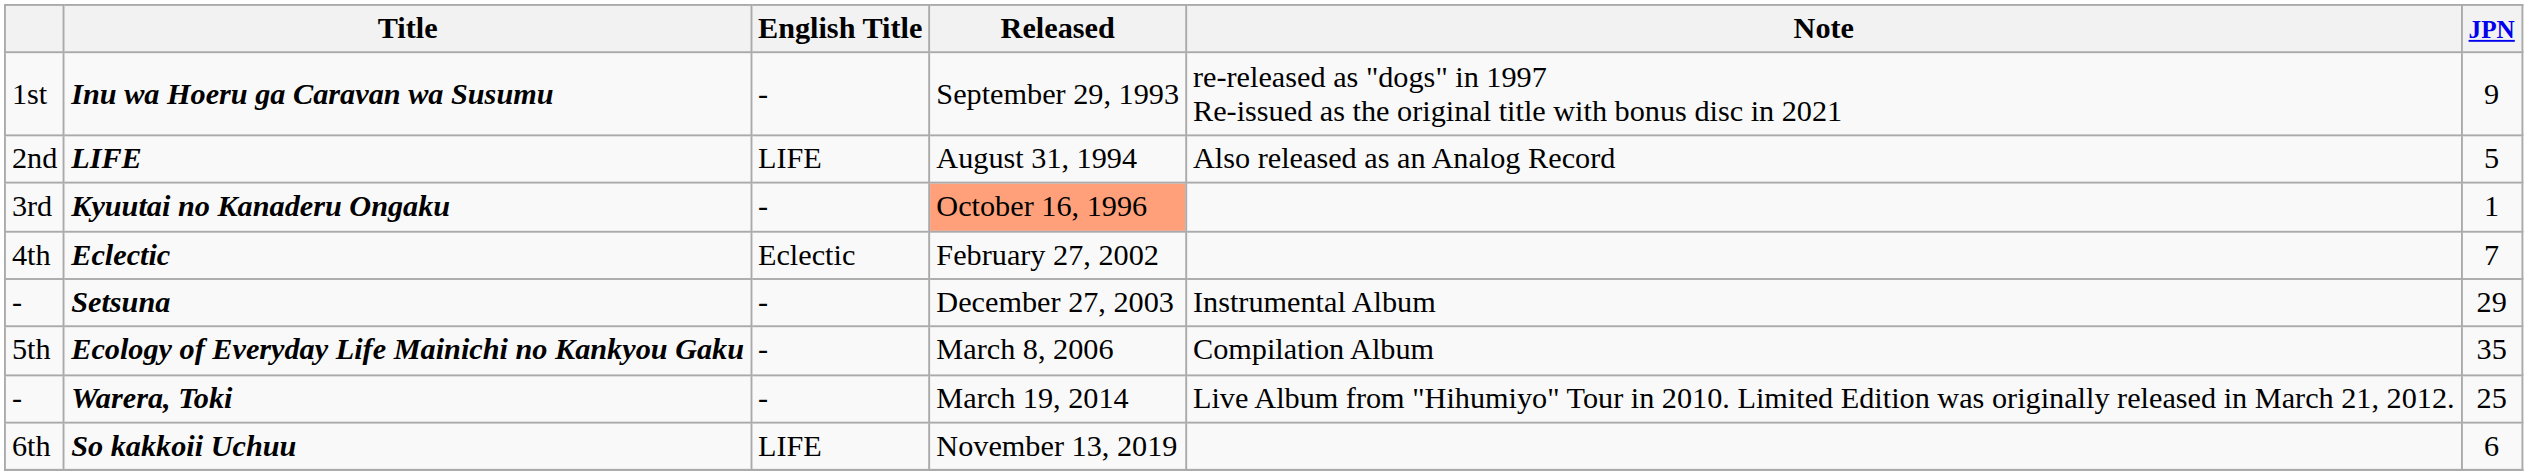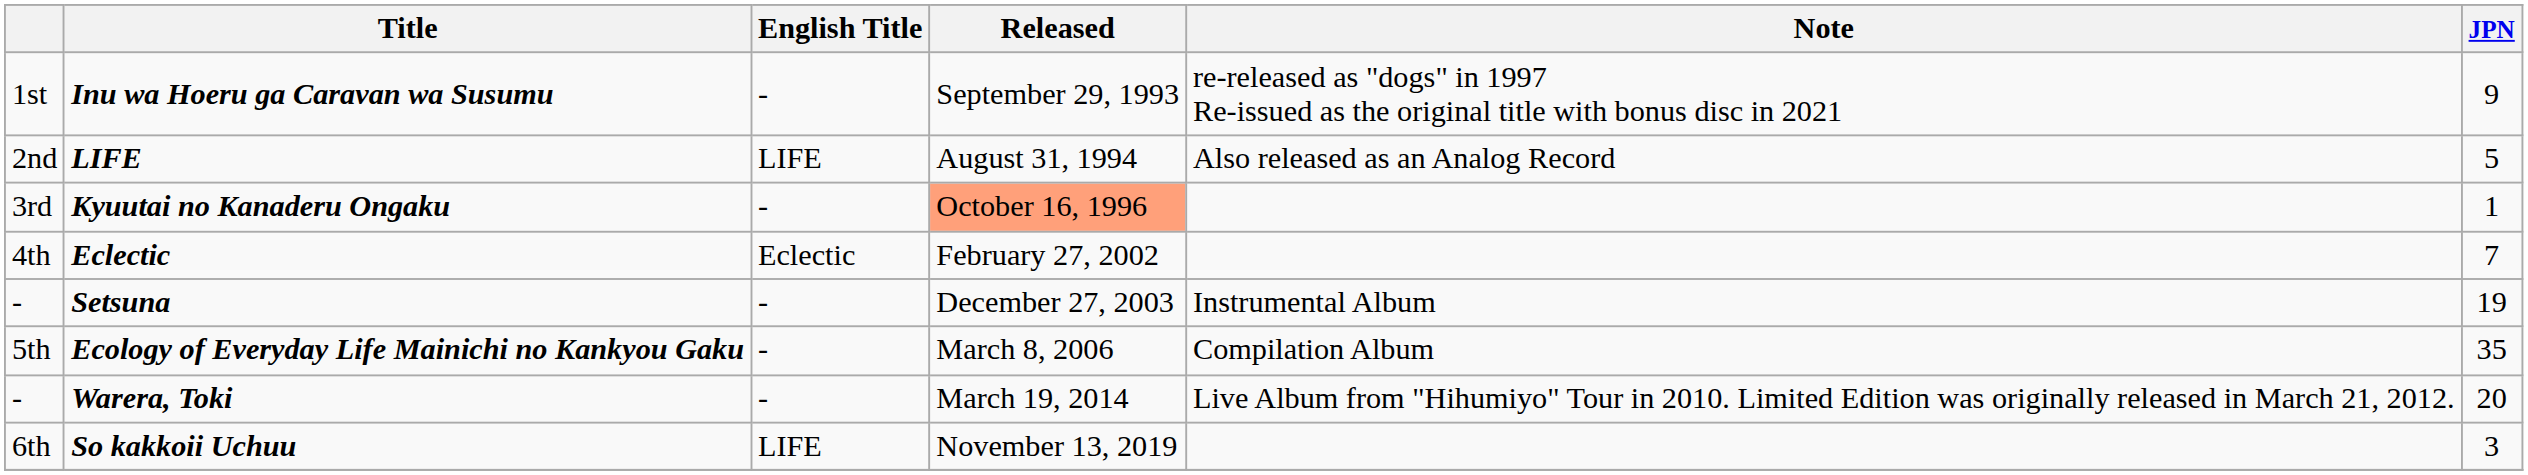(2492, 302) 29 -> (2492, 302) 19
(2492, 398) 25 -> (2492, 398) 20
(2492, 446) 6 -> (2492, 446) 3
